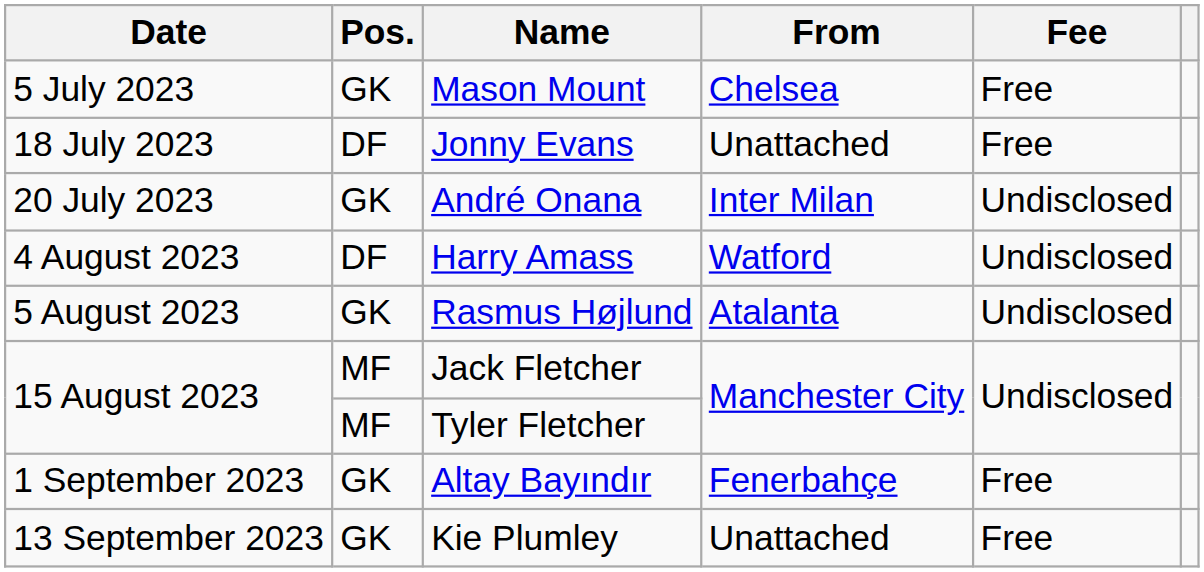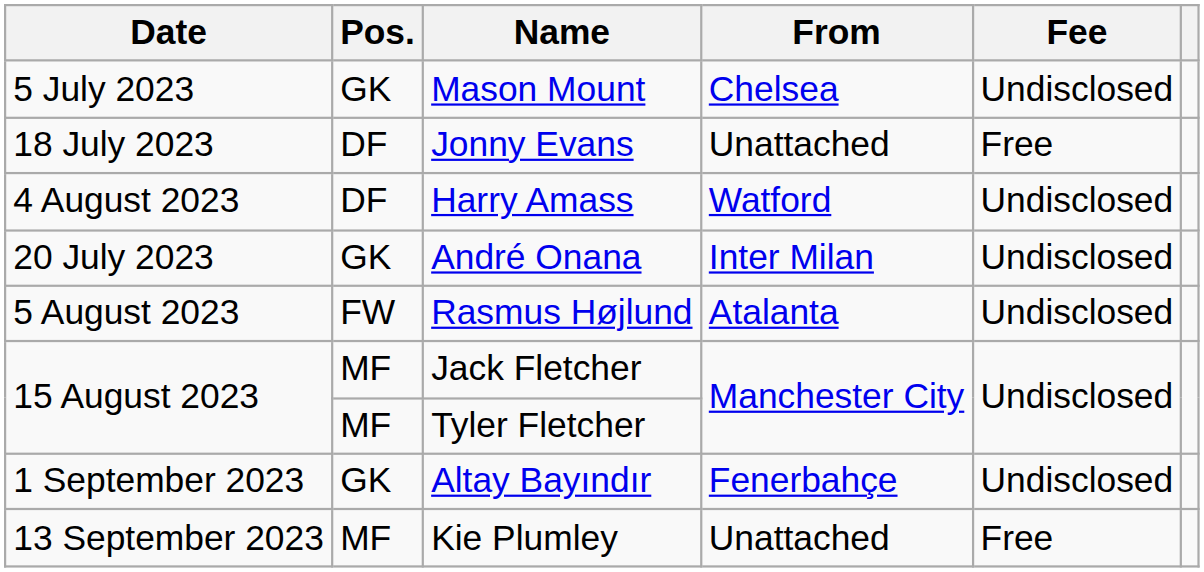(1017, 88) Free -> (1077, 88) Undisclosed
rows swapped: (536, 200) <-> (532, 256)
(366, 312) GK -> (368, 312) FW
(1017, 481) Free -> (1077, 481) Undisclosed
(366, 537) GK -> (366, 537) MF
